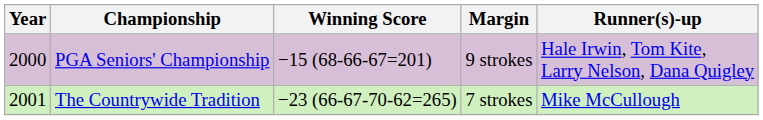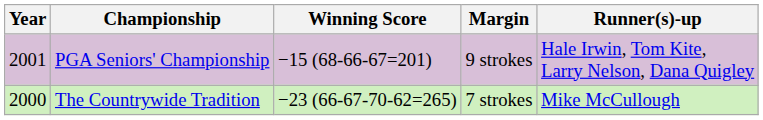(28, 59) 2000 -> (28, 59) 2001
(28, 99) 2001 -> (28, 99) 2000
